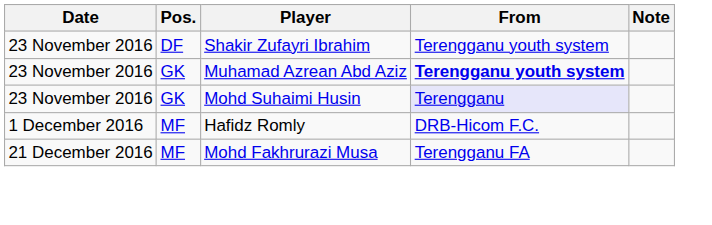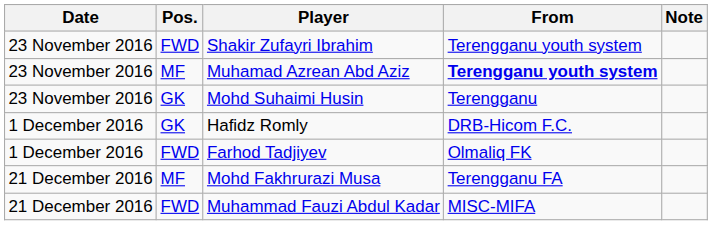(172, 44) DF -> (180, 44) FWD
(173, 71) GK -> (173, 71) MF
(459, 98) lavender background -> (492, 98) no background
(173, 125) MF -> (173, 125) GK
+ row: (267, 152)
+ row: (323, 206)
